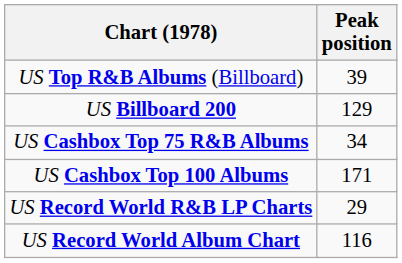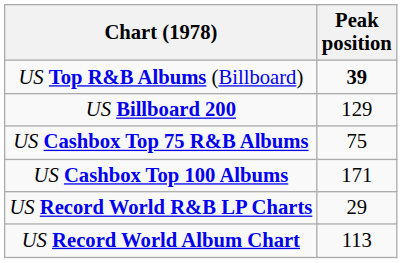(357, 76) normal -> (357, 76) bold
(357, 142) 34 -> (357, 142) 75
(357, 240) 116 -> (357, 240) 113
